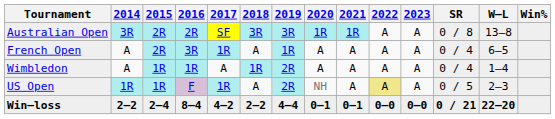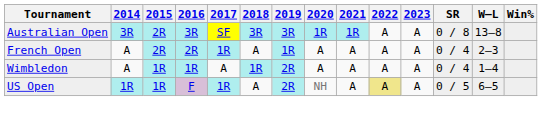(191, 32) 2R -> (191, 32) 3R
(191, 50) 3R -> (191, 50) 2R
(498, 50) 6–5 -> (488, 50) 2–3
(498, 86) 2–3 -> (488, 86) 6–5
- row: (34, 105)
